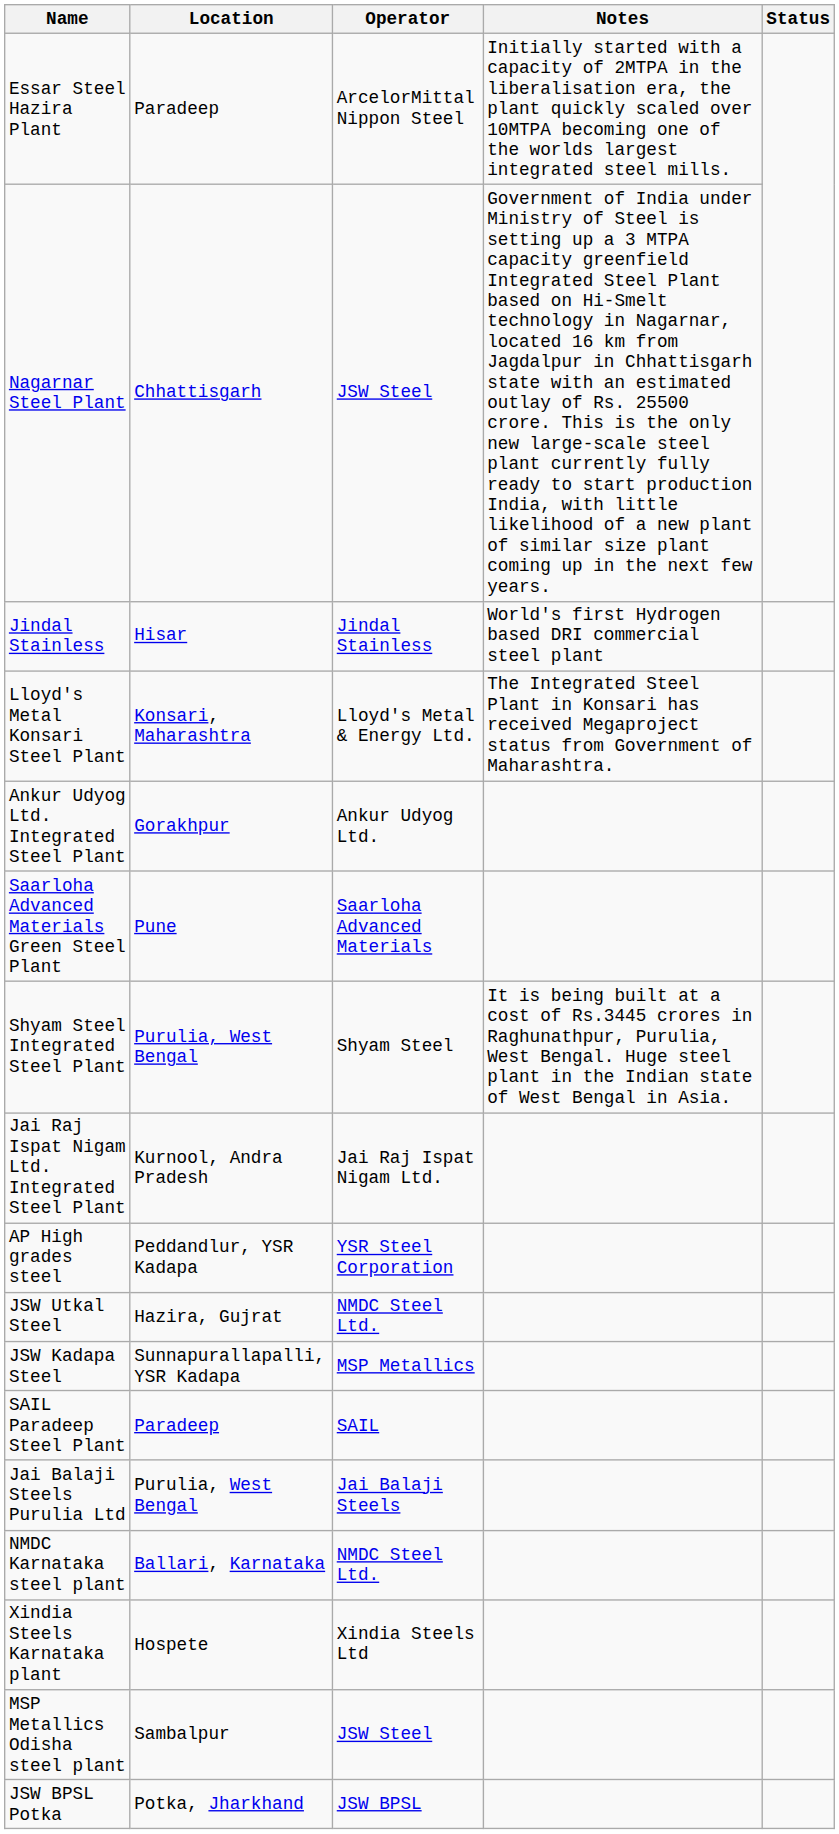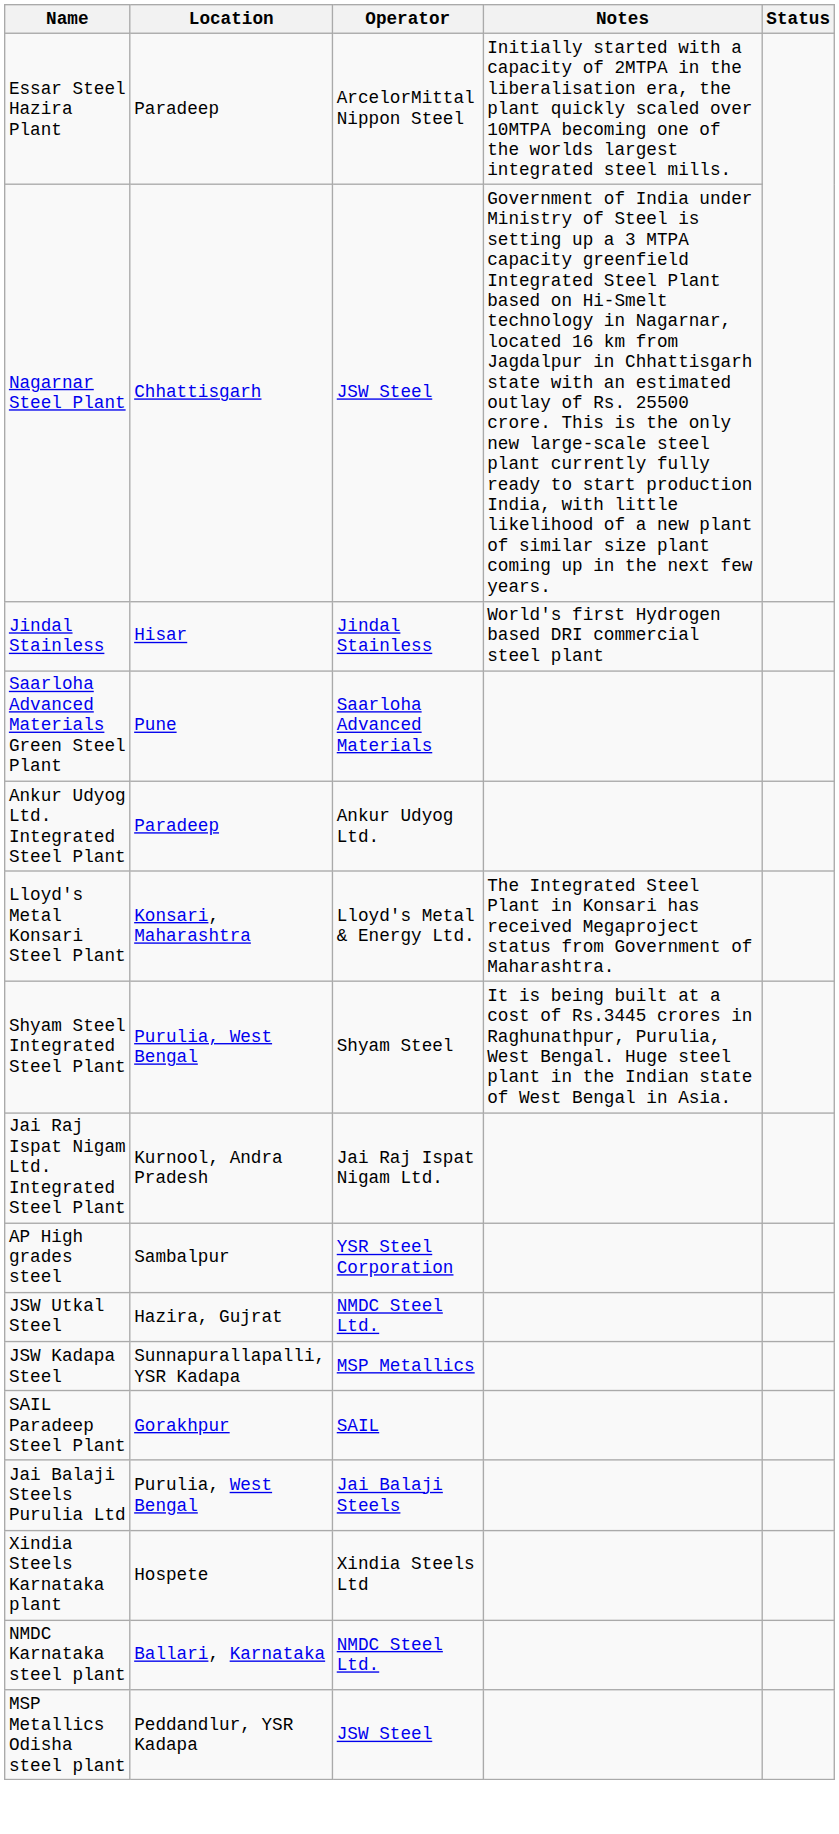rows swapped: (67, 926) <-> (67, 726)
(182, 826) Gorakhpur -> (177, 826) Paradeep
(214, 1258) Peddandlur, YSR Kadapa -> (182, 1258) Sambalpur
(177, 1426) Paradeep -> (182, 1426) Gorakhpur
rows swapped: (67, 1565) <-> (57, 1645)
(182, 1735) Sambalpur -> (214, 1735) Peddandlur, YSR Kadapa
- row: (51, 1804)
